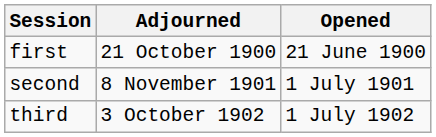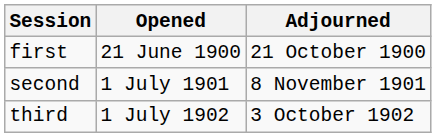columns swapped: (356, 21) <-> (188, 21)
